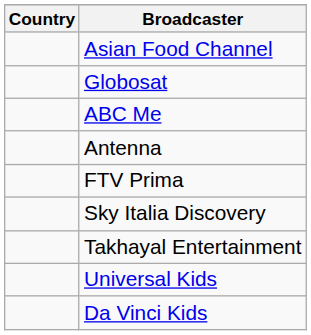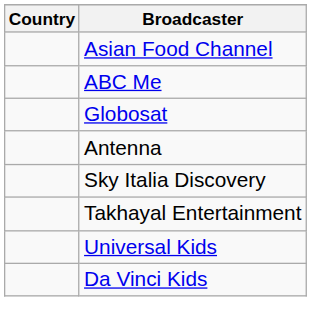rows swapped: (123, 114) <-> (126, 81)
- row: (134, 180)
